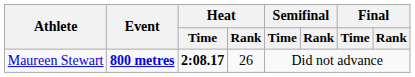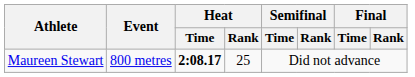(142, 61) bold -> (141, 61) normal
(246, 61) 26 -> (243, 61) 25
